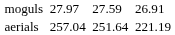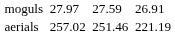(68, 26) 257.04 -> (68, 26) 257.02
(110, 26) 251.64 -> (110, 26) 251.46
